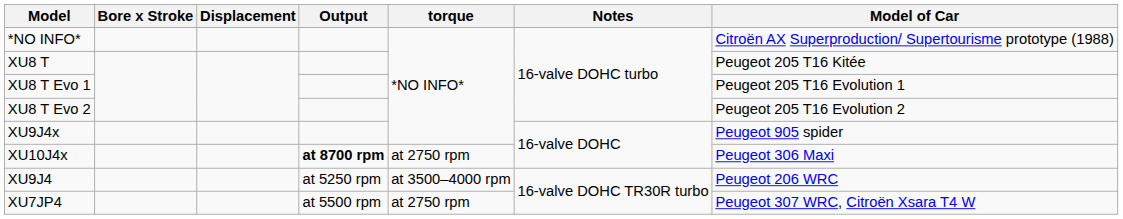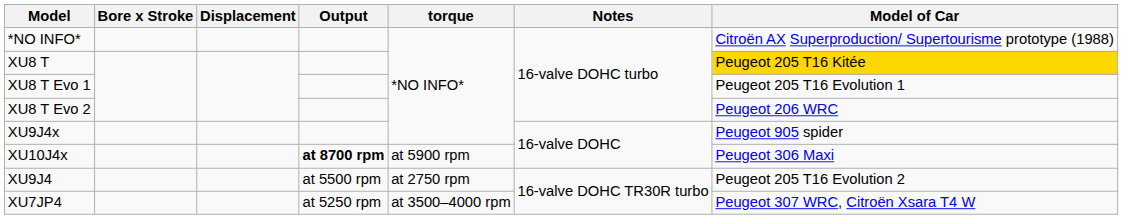(791, 62) no background -> (791, 62) gold background
(810, 109) Peugeot 205 T16 Evolution 2 -> (777, 109) Peugeot 206 WRC
(430, 156) at 2750 rpm -> (430, 156) at 5900 rpm
(342, 179) at 5250 rpm -> (342, 179) at 5500 rpm
(451, 179) at 3500–4000 rpm -> (430, 179) at 2750 rpm
(777, 179) Peugeot 206 WRC -> (810, 179) Peugeot 205 T16 Evolution 2
(342, 202) at 5500 rpm -> (342, 202) at 5250 rpm
(430, 202) at 2750 rpm -> (451, 202) at 3500–4000 rpm
